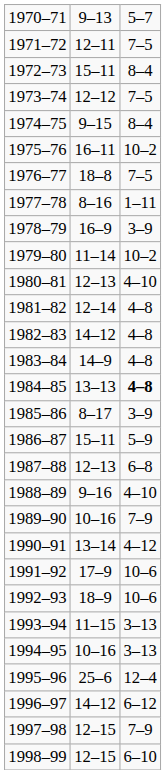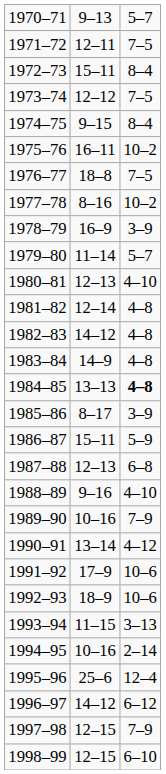(140, 202) 1–11 -> (140, 202) 10–2
(140, 255) 10–2 -> (140, 255) 5–7
(140, 651) 3–13 -> (140, 651) 2–14
